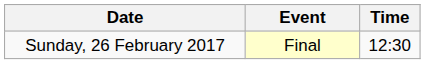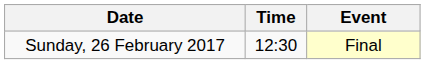columns swapped: (390, 17) <-> (302, 17)
